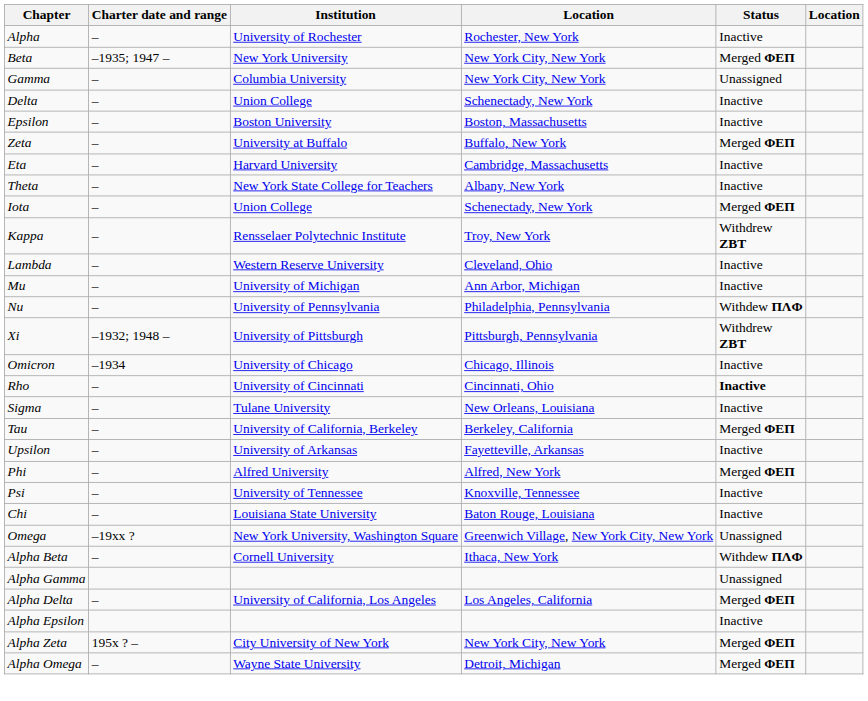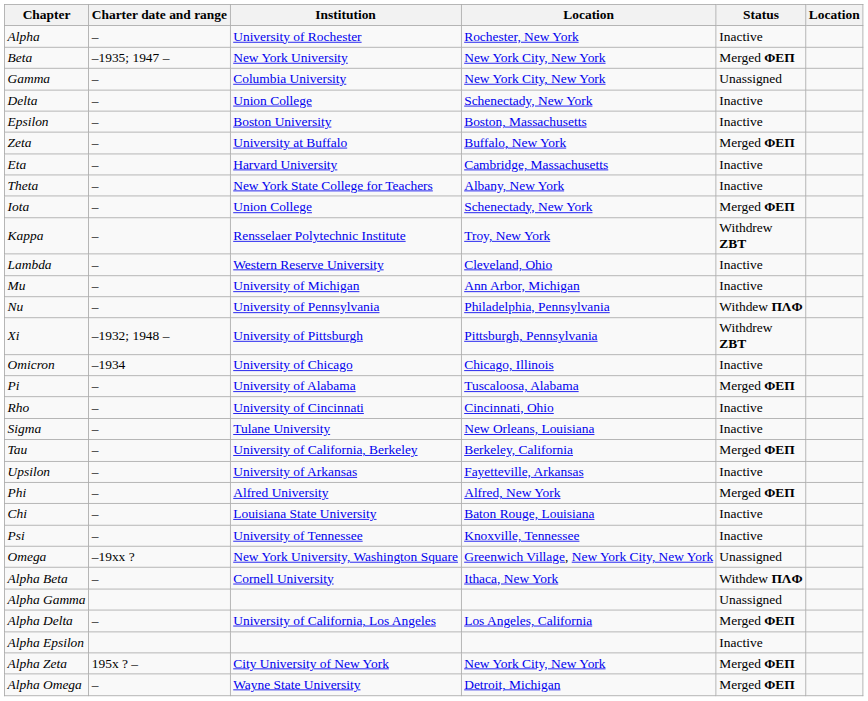+ row: (13, 386)
(742, 386) bold -> (741, 407) normal
rows swapped: (17, 514) <-> (16, 493)
